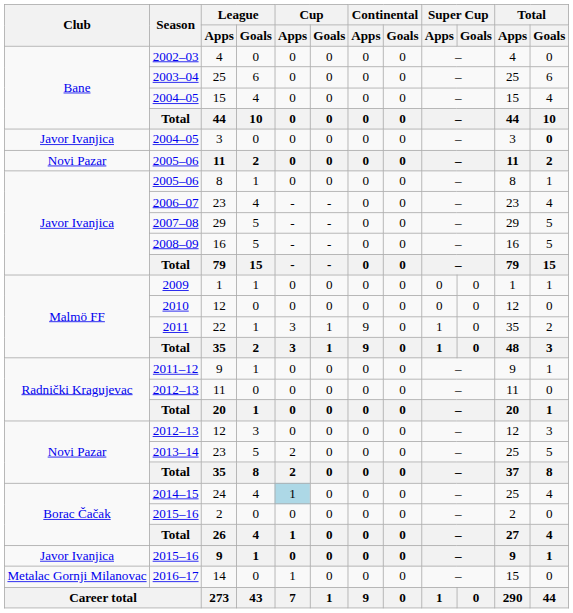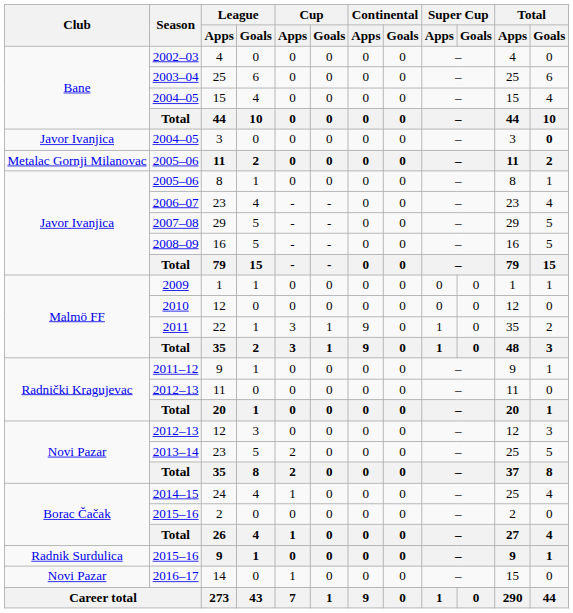(77, 160) Novi Pazar -> (77, 160) Metalac Gornji Milanovac
(293, 493) lightblue background -> (293, 493) no background
(77, 555) Javor Ivanjica -> (77, 555) Radnik Surdulica
(77, 576) Metalac Gornji Milanovac -> (77, 576) Novi Pazar
